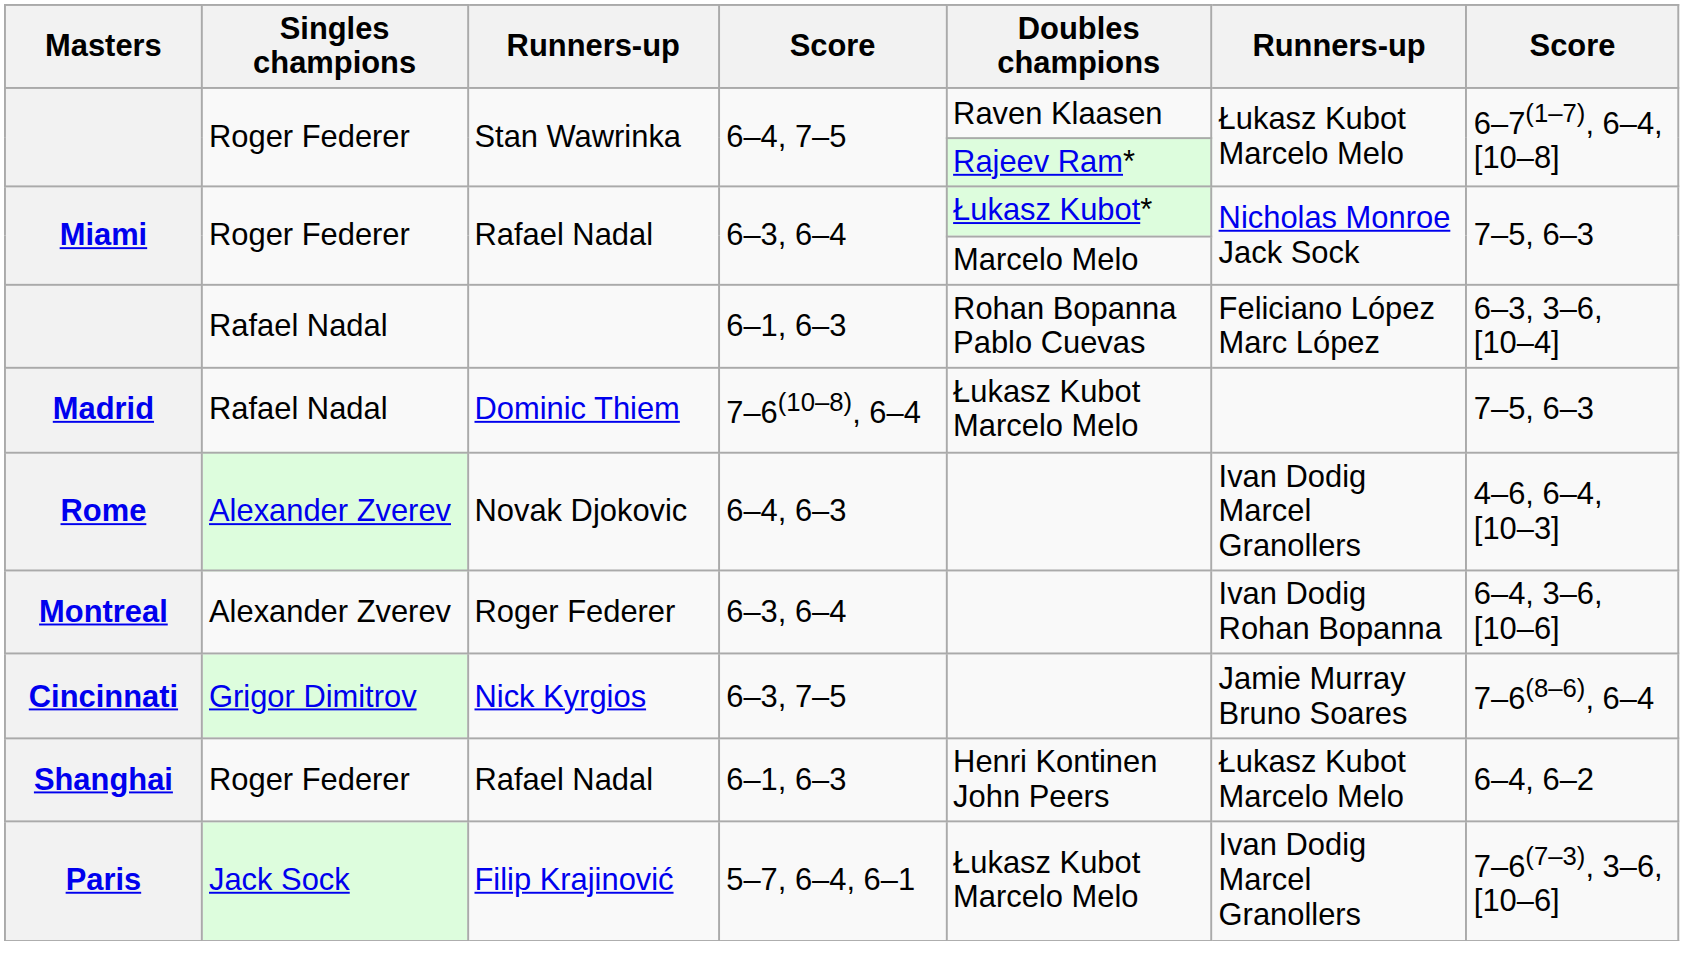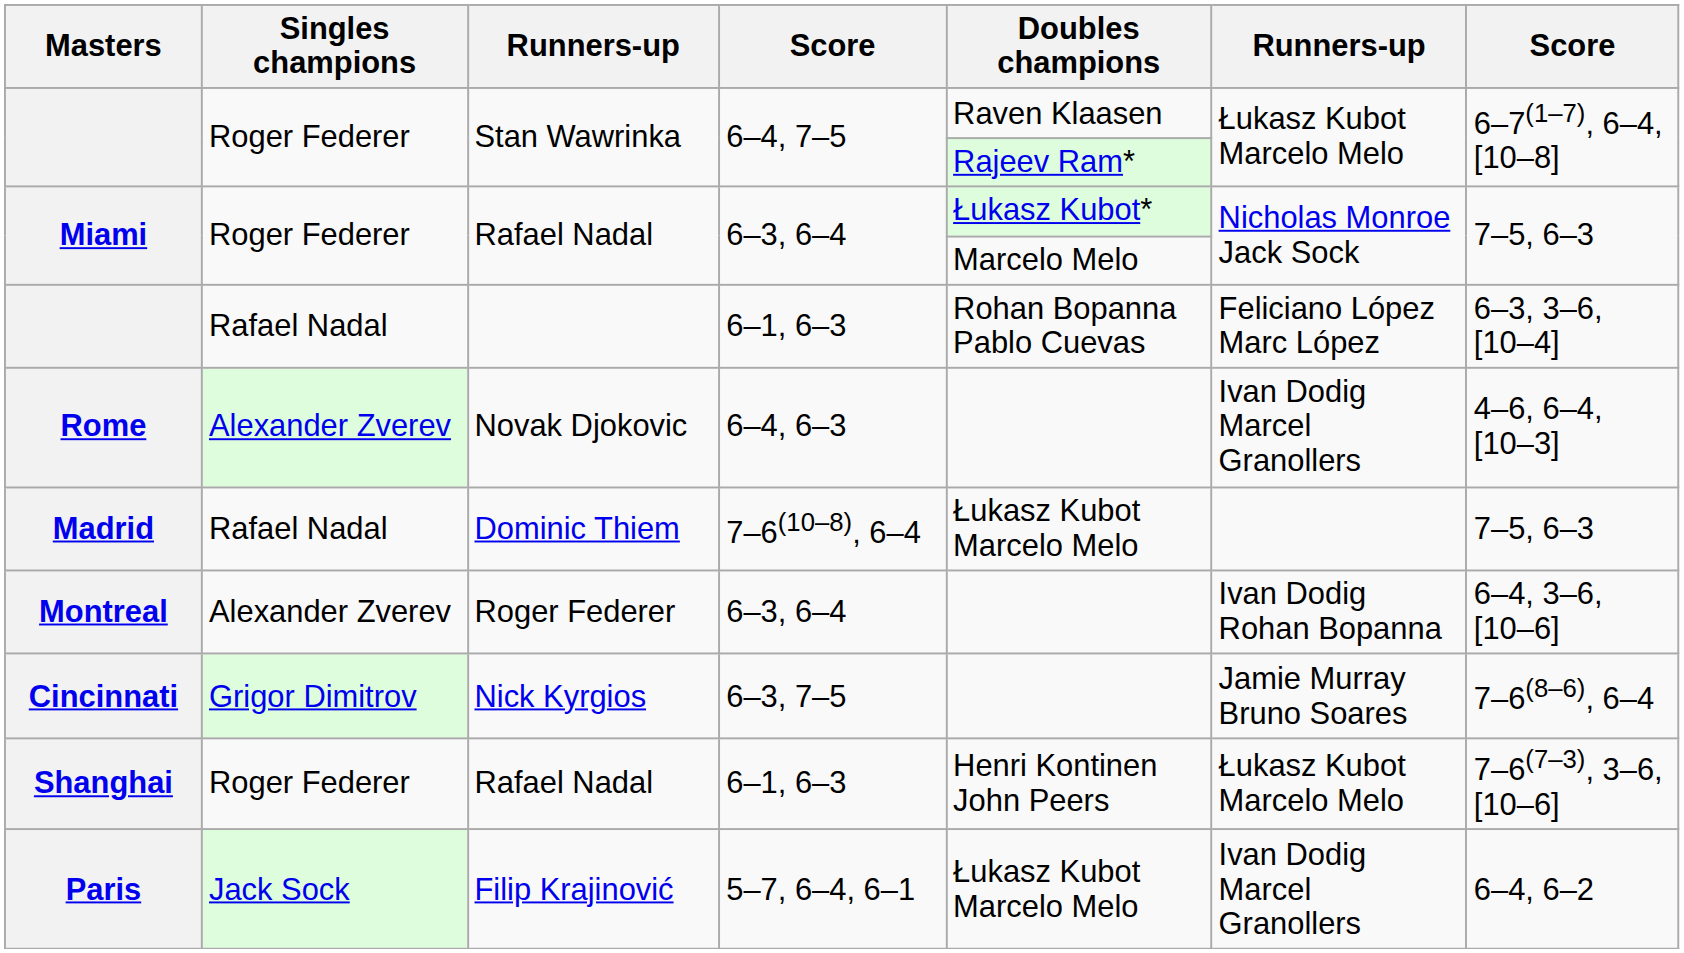rows swapped: (103, 409) <-> (103, 510)
(1534, 779) 6–4, 6–2 -> (1568, 783) 7–6(7–3), 3–6, [10–6]
(1568, 880) 7–6(7–3), 3–6, [10–6] -> (1534, 888) 6–4, 6–2
